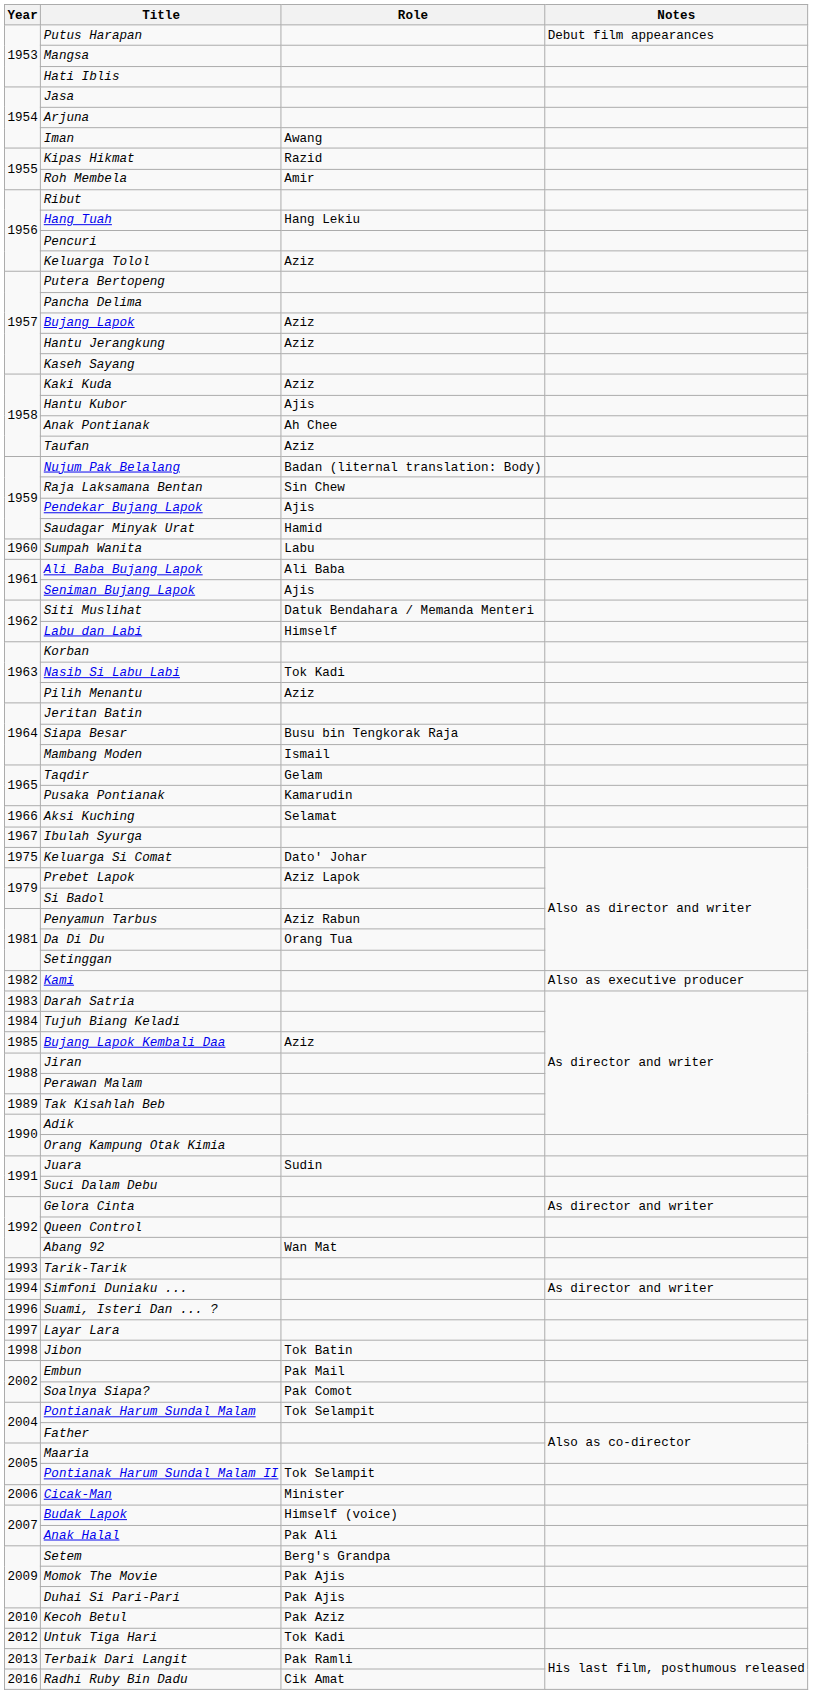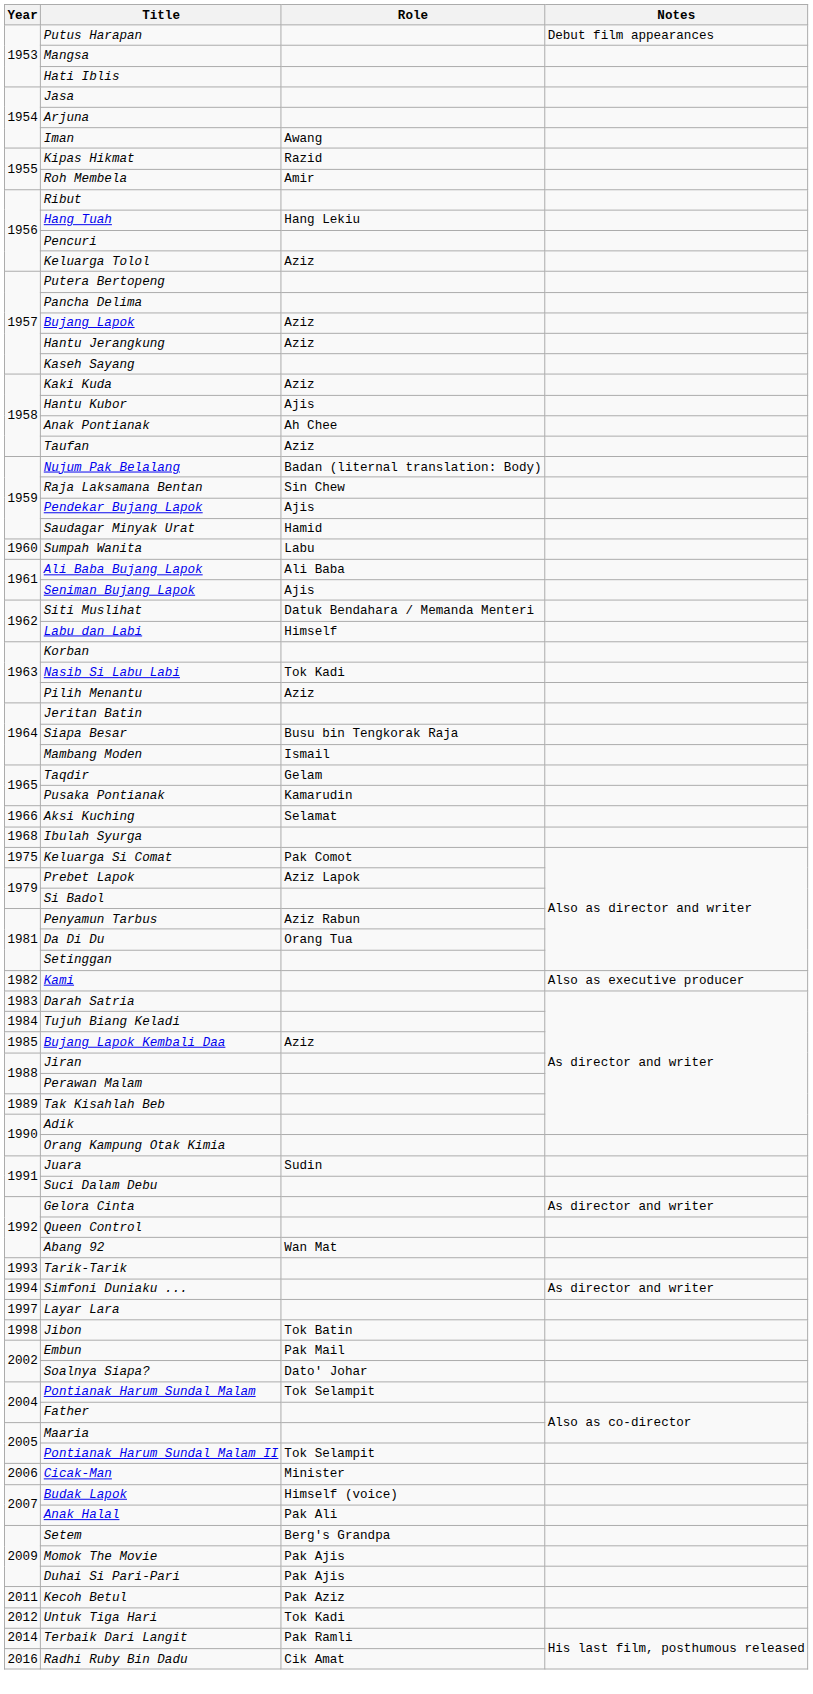(23, 837) 1967 -> (23, 837) 1968
(326, 857) Dato' Johar -> (318, 857) Pak Comot
- row: (131, 1310)
(318, 1392) Pak Comot -> (326, 1371) Dato' Johar
(23, 1618) 2010 -> (23, 1597) 2011
(23, 1659) 2013 -> (23, 1638) 2014
